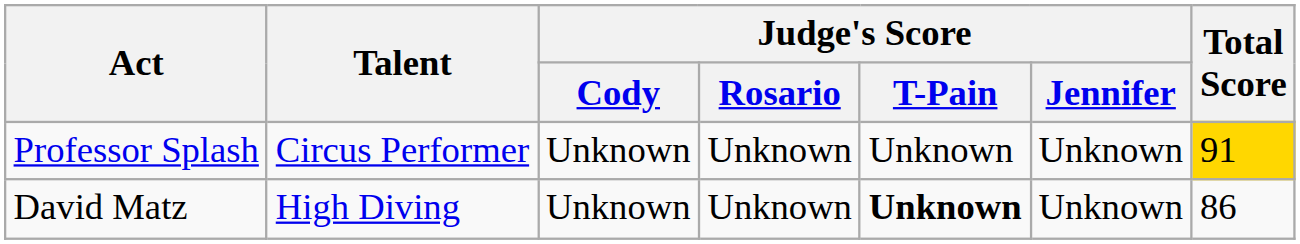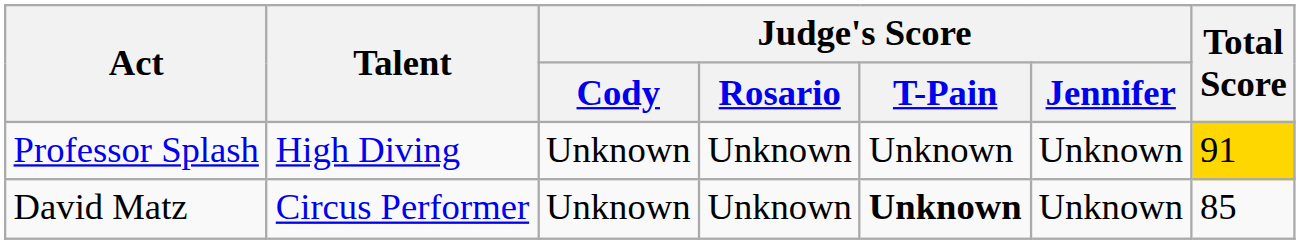(402, 149) Circus Performer -> (368, 149) High Diving
(368, 207) High Diving -> (402, 207) Circus Performer
(1218, 207) 86 -> (1218, 207) 85
